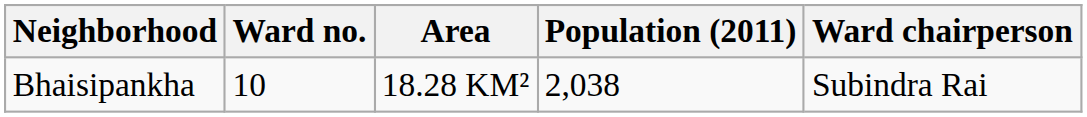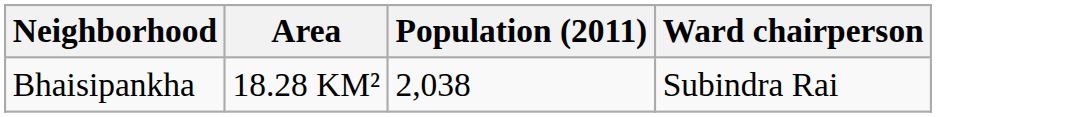- column: (299, 31)
